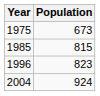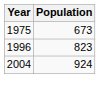- row: (19, 47)
